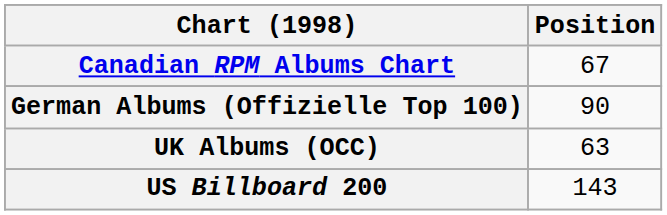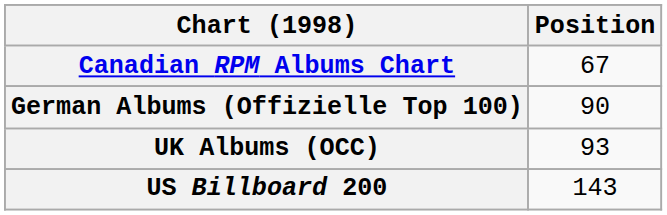(595, 148) 63 -> (595, 148) 93
